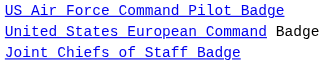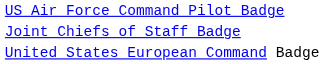rows swapped: (123, 53) <-> (162, 32)
